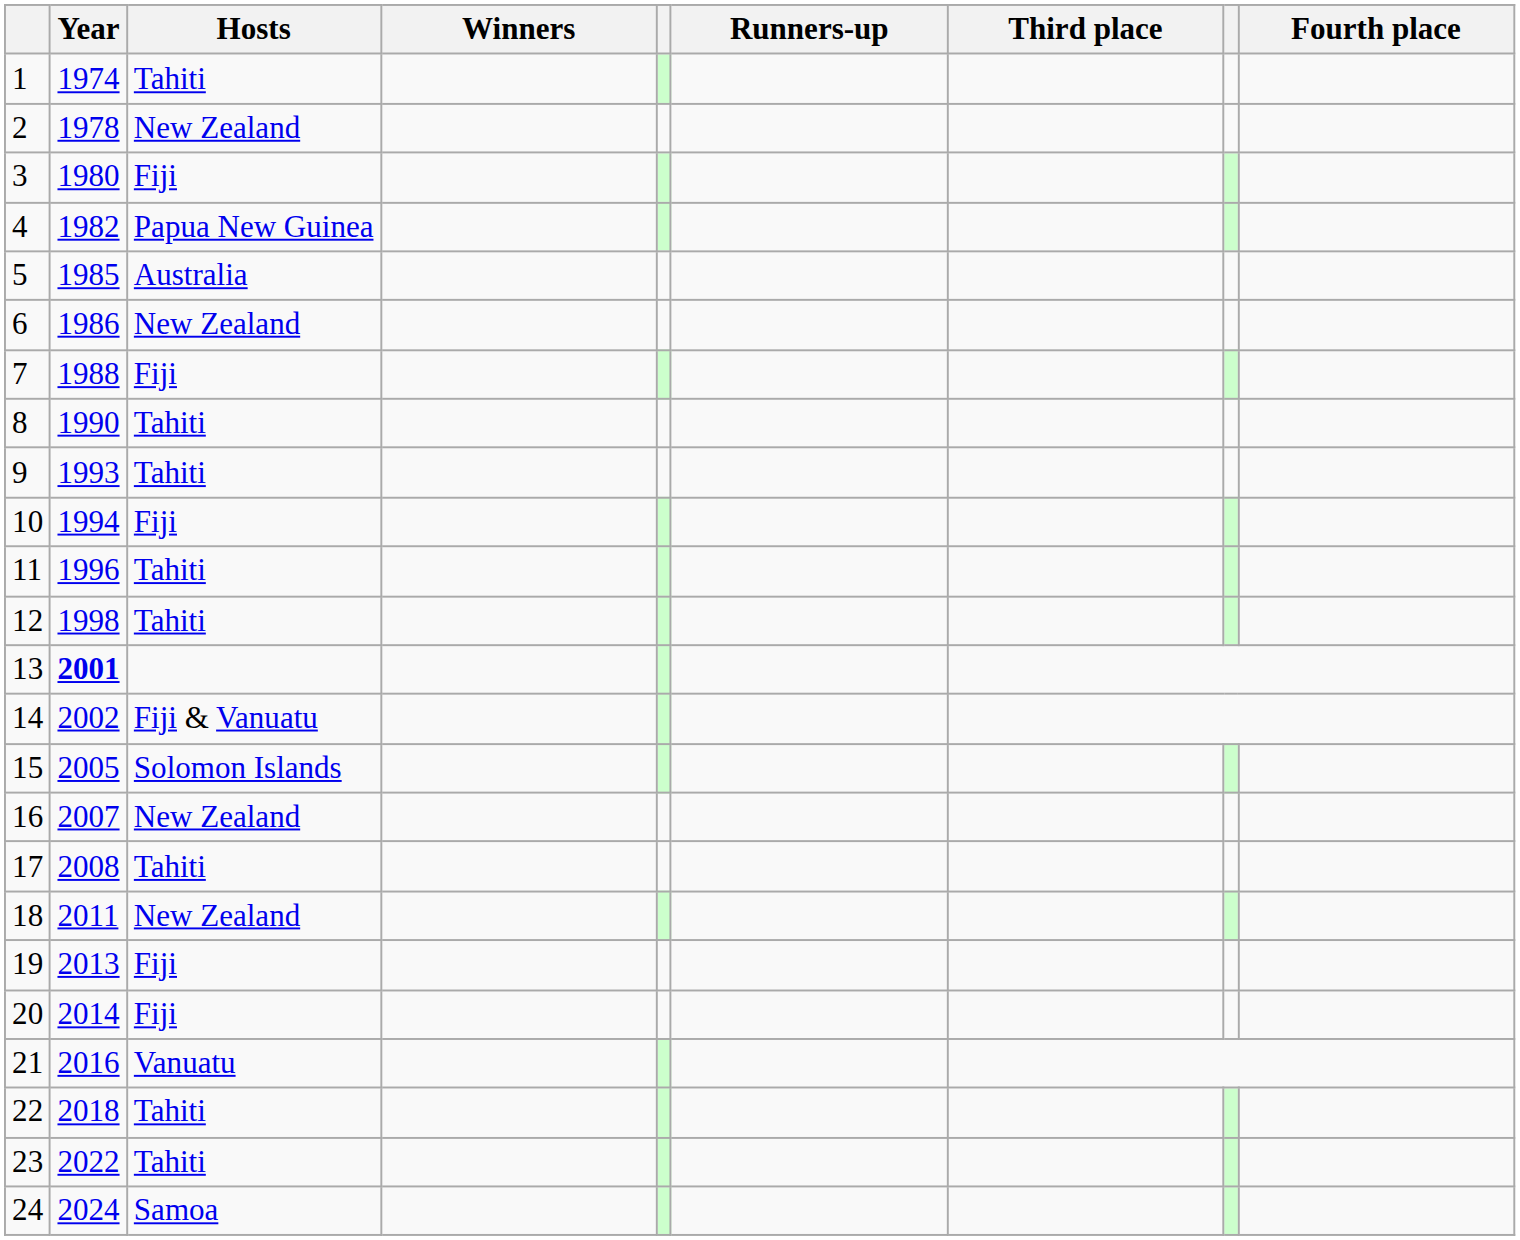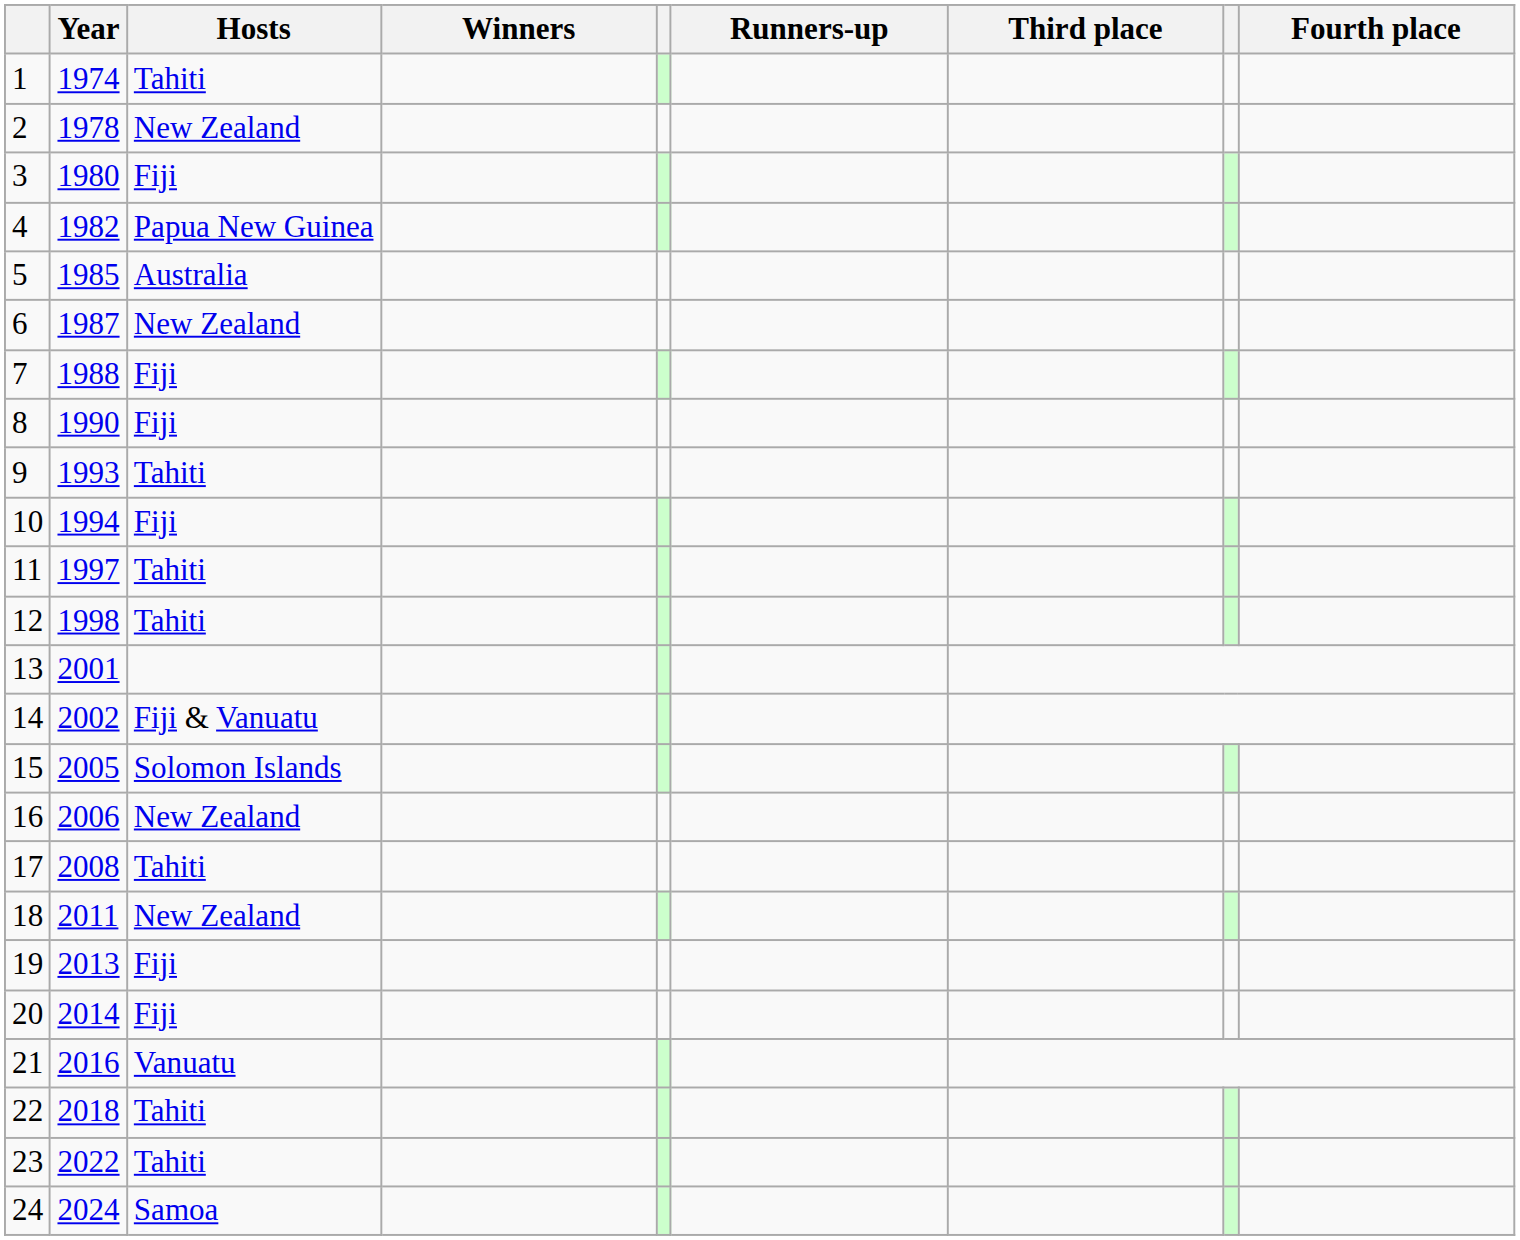(89, 324) 1986 -> (89, 324) 1987
(170, 422) Tahiti -> (155, 422) Fiji
(89, 570) 1996 -> (89, 570) 1997
(89, 669) bold -> (89, 669) normal
(89, 816) 2007 -> (89, 816) 2006
